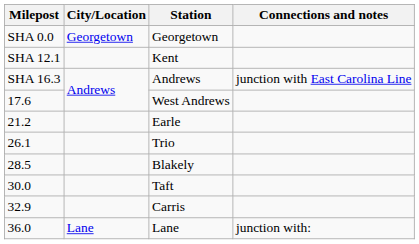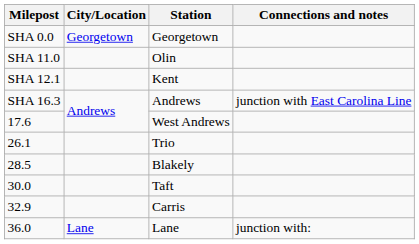+ row: (164, 57)
- row: (166, 121)
